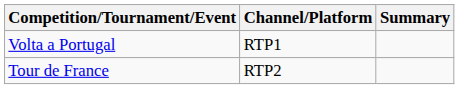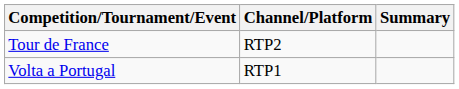rows swapped: (62, 44) <-> (59, 70)
